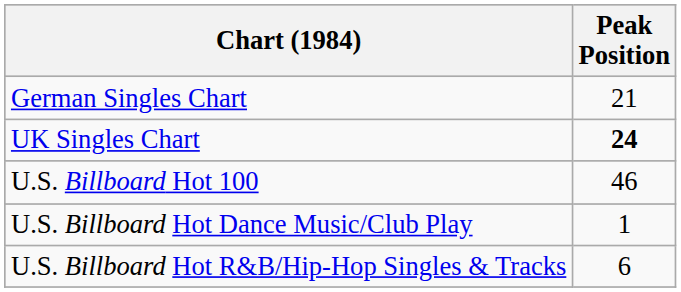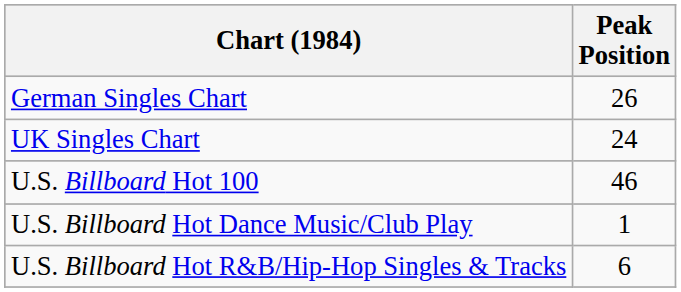(624, 97) 21 -> (624, 97) 26
(624, 139) bold -> (624, 139) normal
